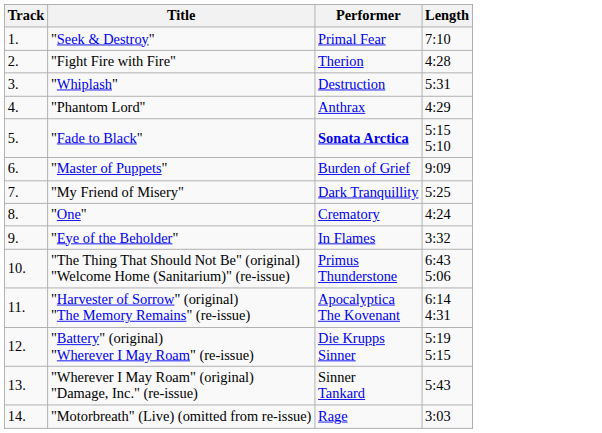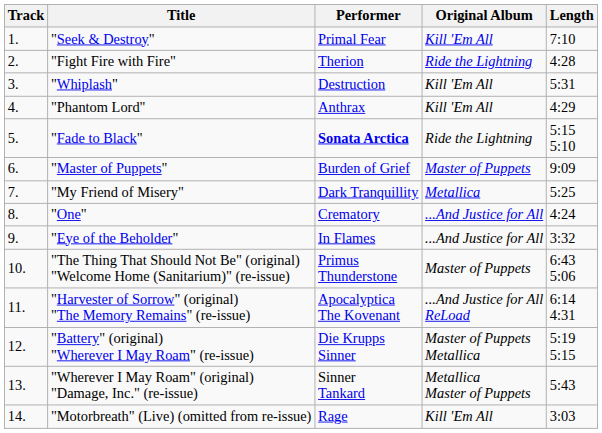+ column: (484, 15)
